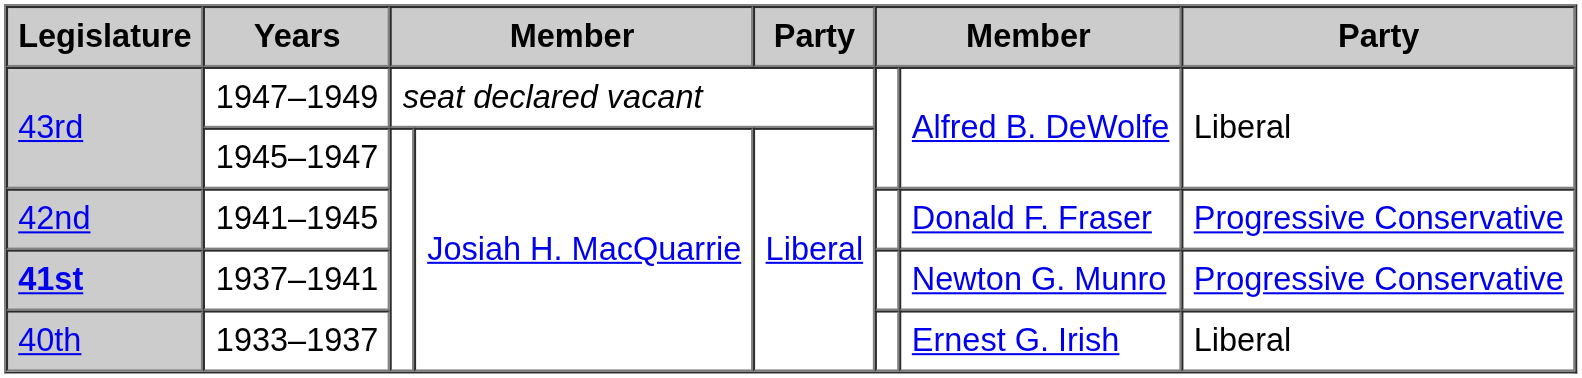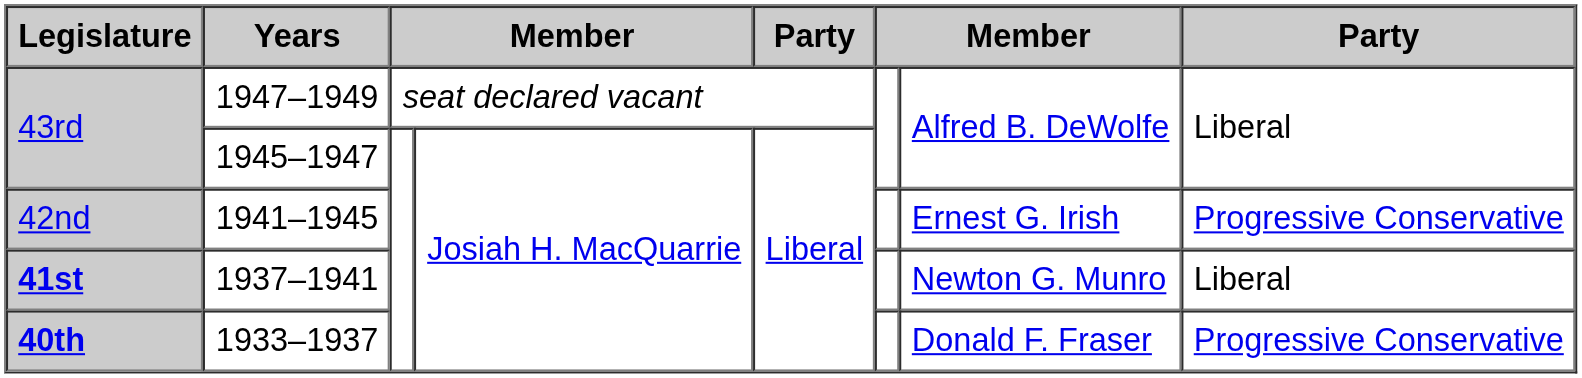(1032, 218) Donald F. Fraser -> (1016, 218) Ernest G. Irish
(1379, 279) Progressive Conservative -> (1242, 279) Liberal
(50, 340) normal -> (52, 340) bold
(1016, 340) Ernest G. Irish -> (1032, 340) Donald F. Fraser
(1242, 340) Liberal -> (1379, 340) Progressive Conservative
